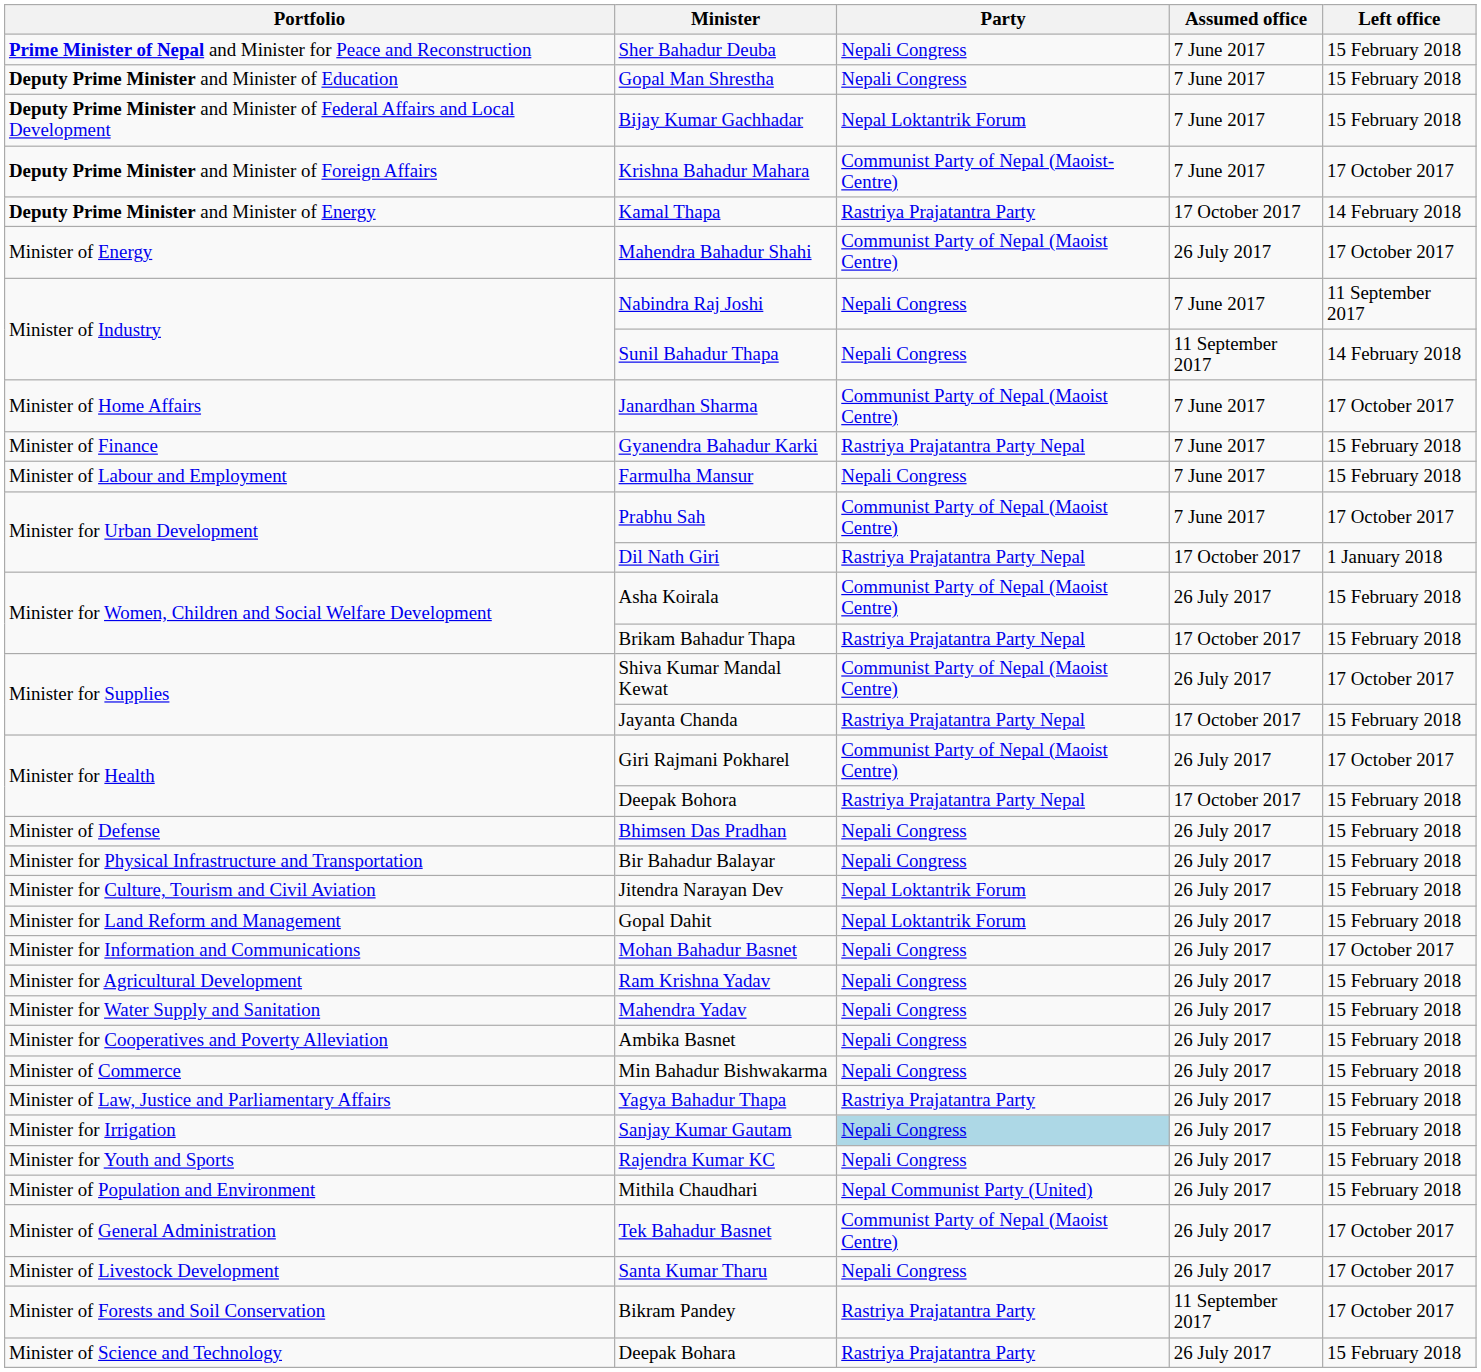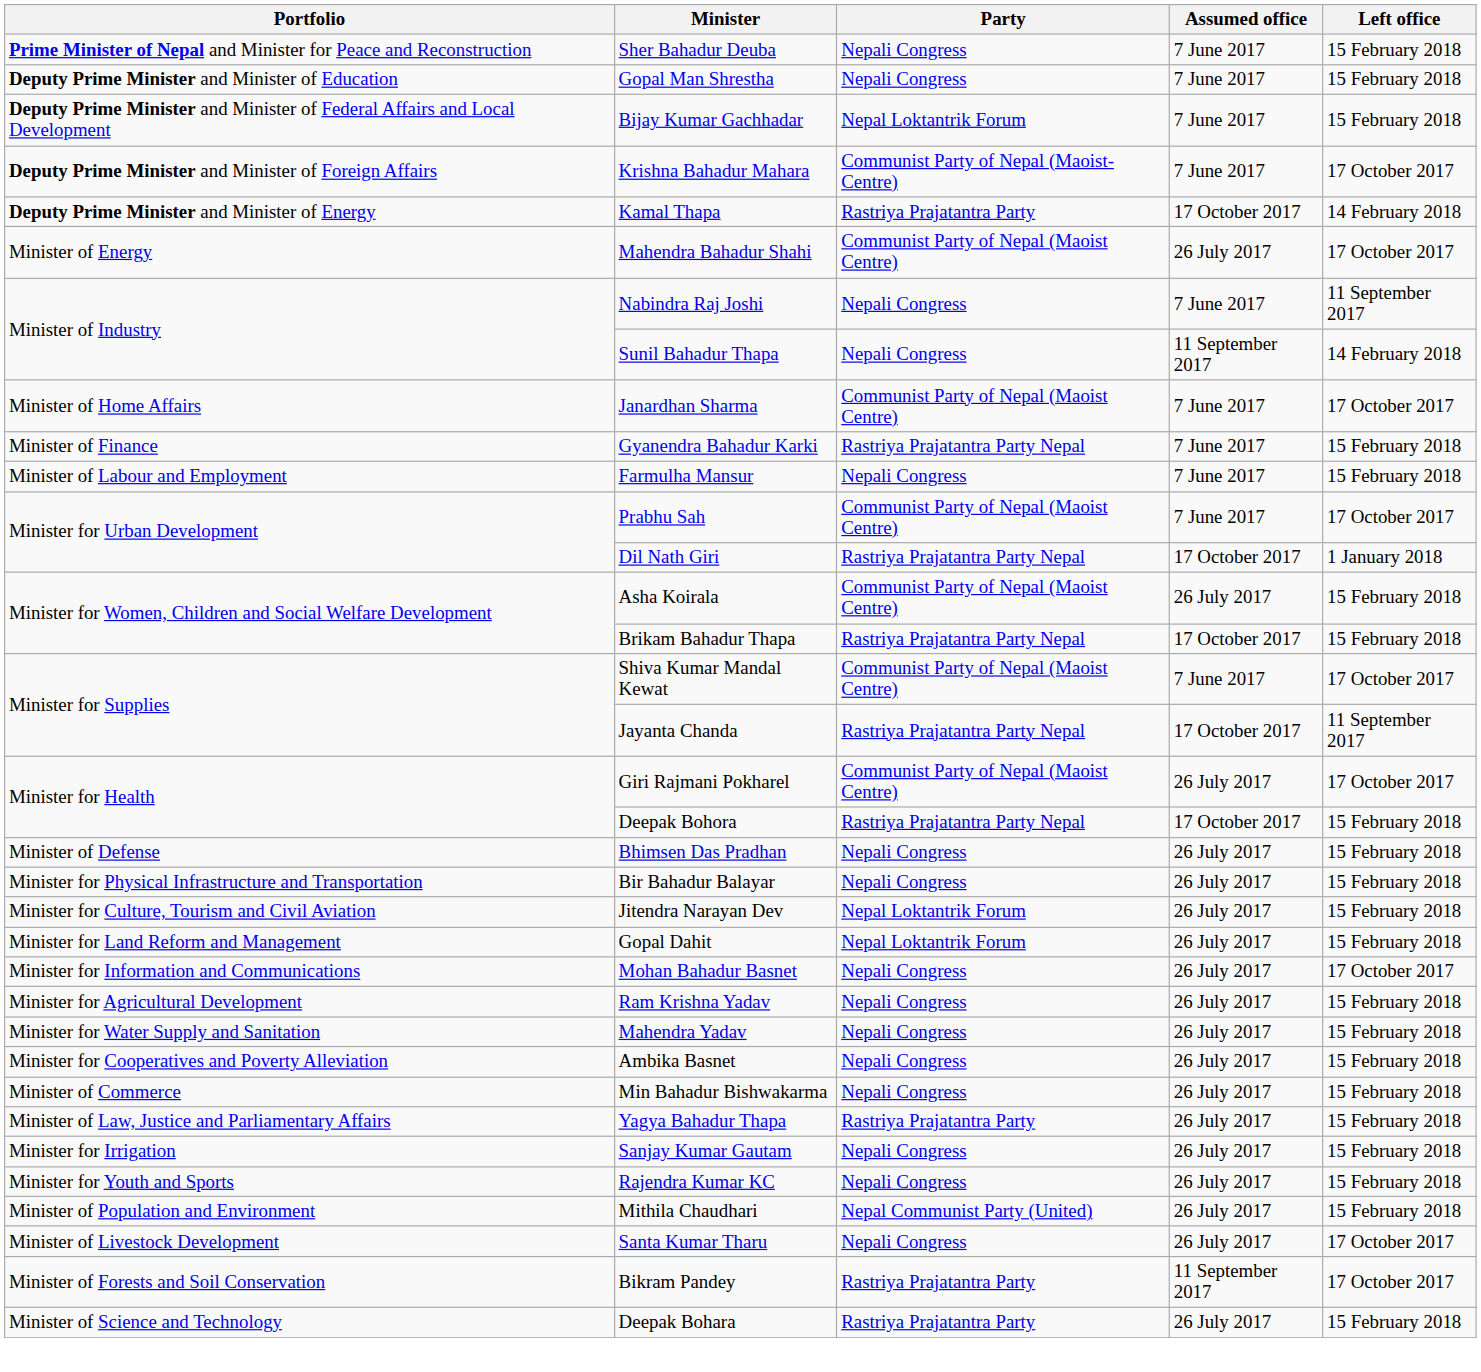(1223, 679) 26 July 2017 -> (1219, 679) 7 June 2017
(1394, 719) 15 February 2018 -> (1379, 730) 11 September 2017
(904, 1130) lightblue background -> (904, 1151) no background
- row: (695, 1230)
